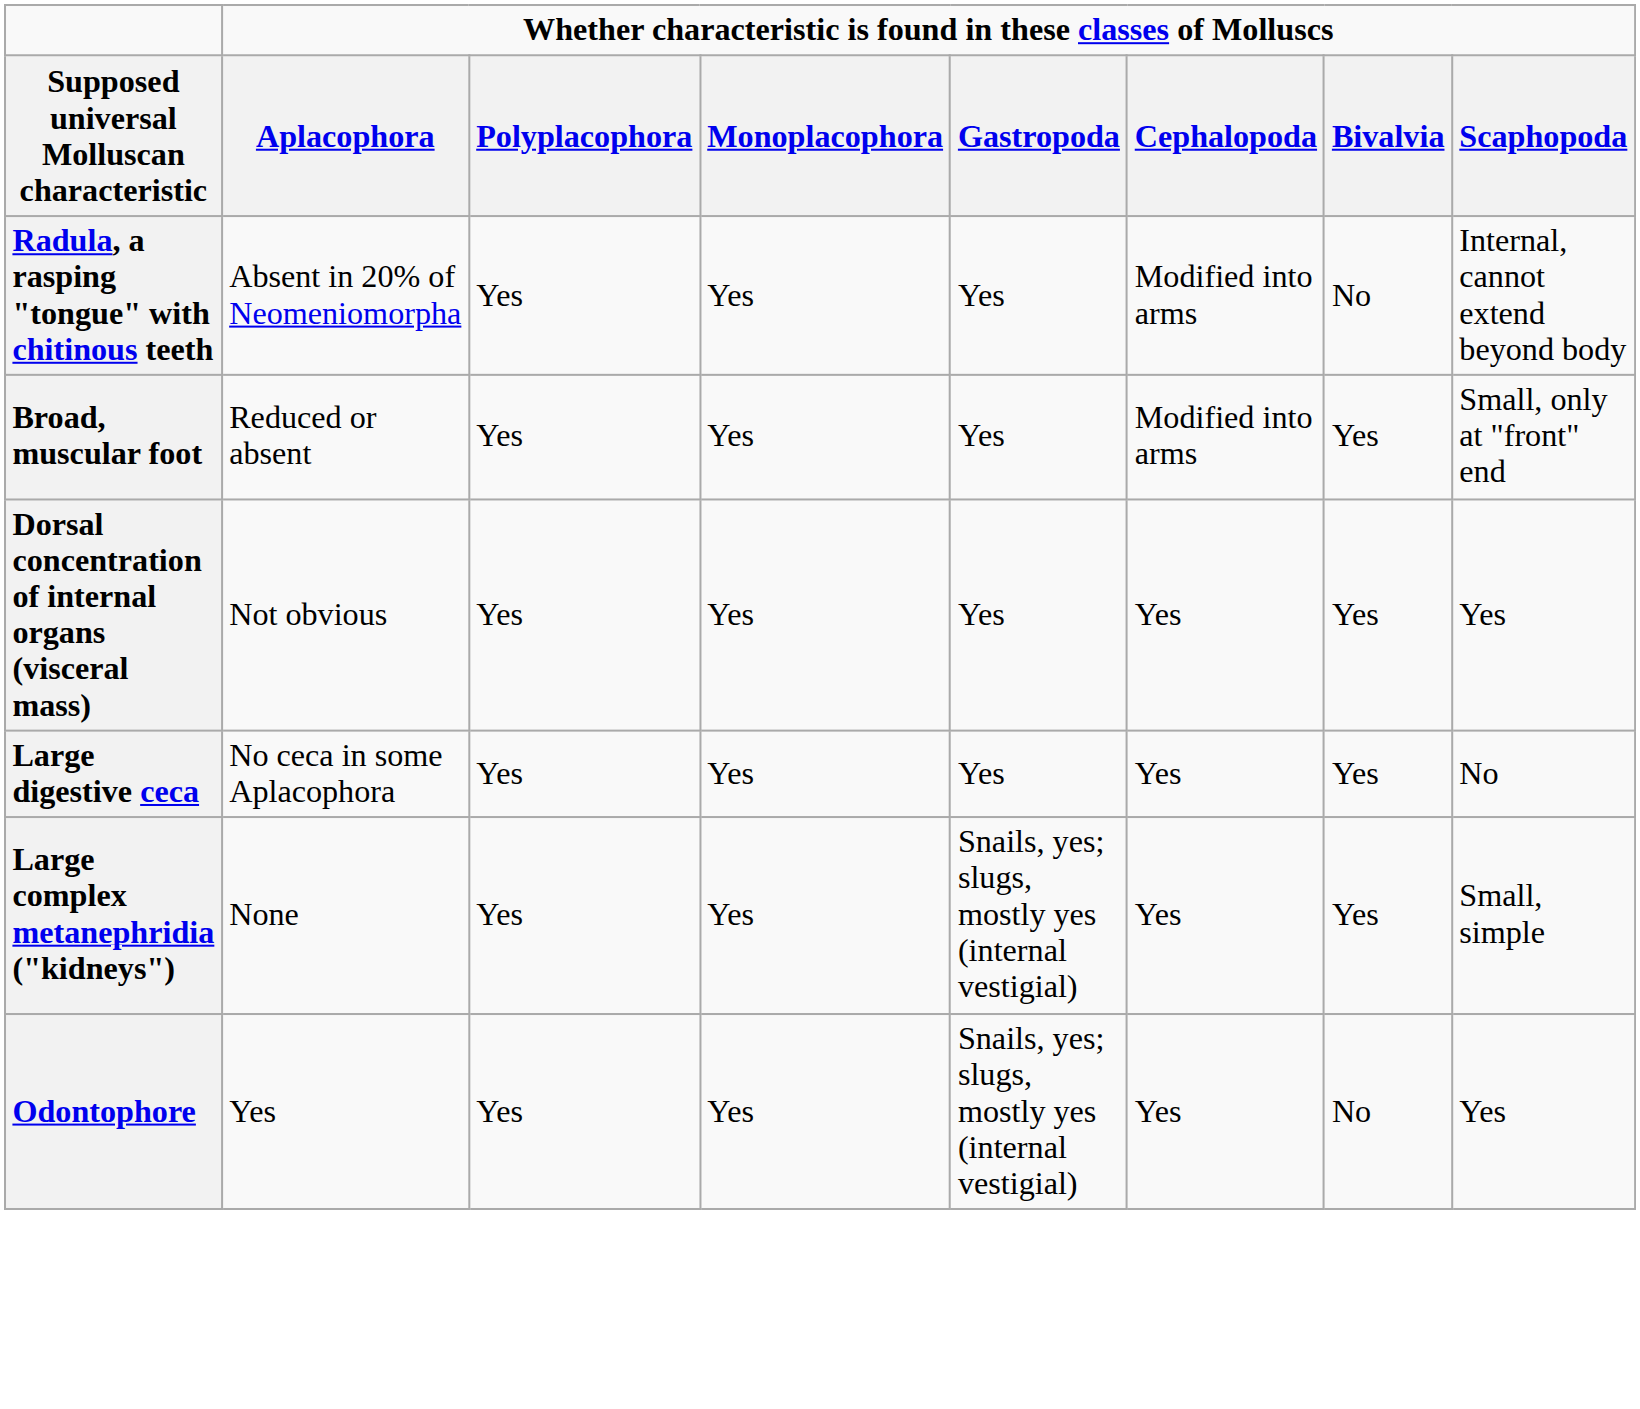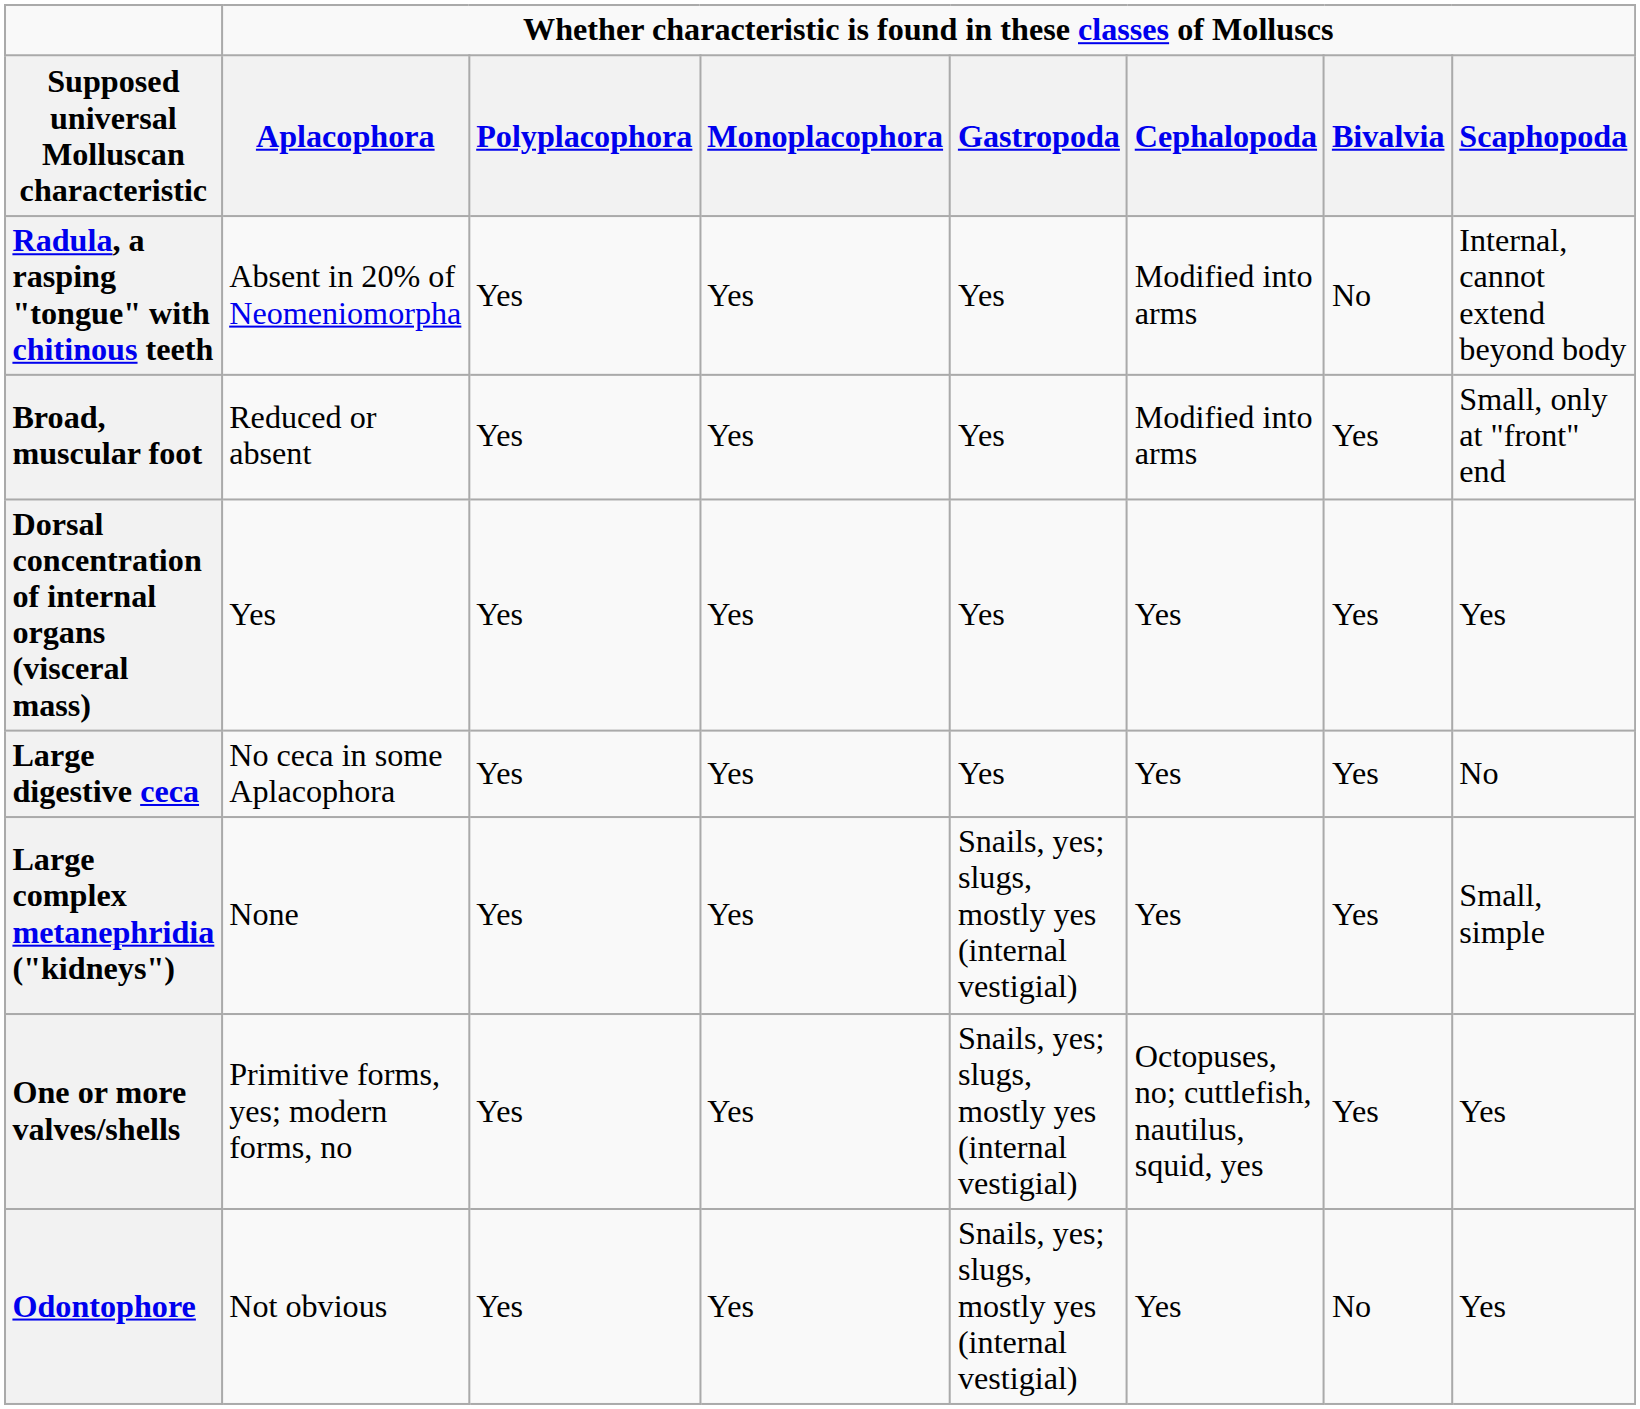(308, 613) Not obvious -> (253, 613) Yes
+ row: (99, 1110)
(253, 1110) Yes -> (308, 1306) Not obvious
